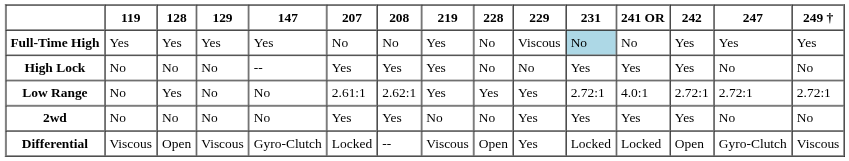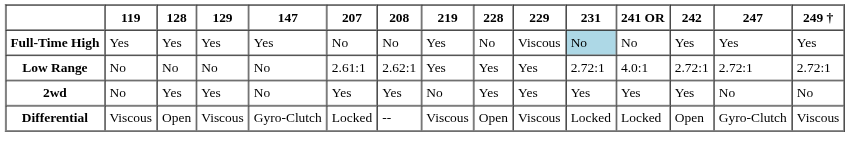- row: (55, 67)
(172, 93) Yes -> (170, 67) No
(170, 118) No -> (172, 93) Yes
(209, 118) No -> (211, 93) Yes
(487, 118) No -> (489, 93) Yes
(528, 143) Yes -> (539, 118) Viscous
